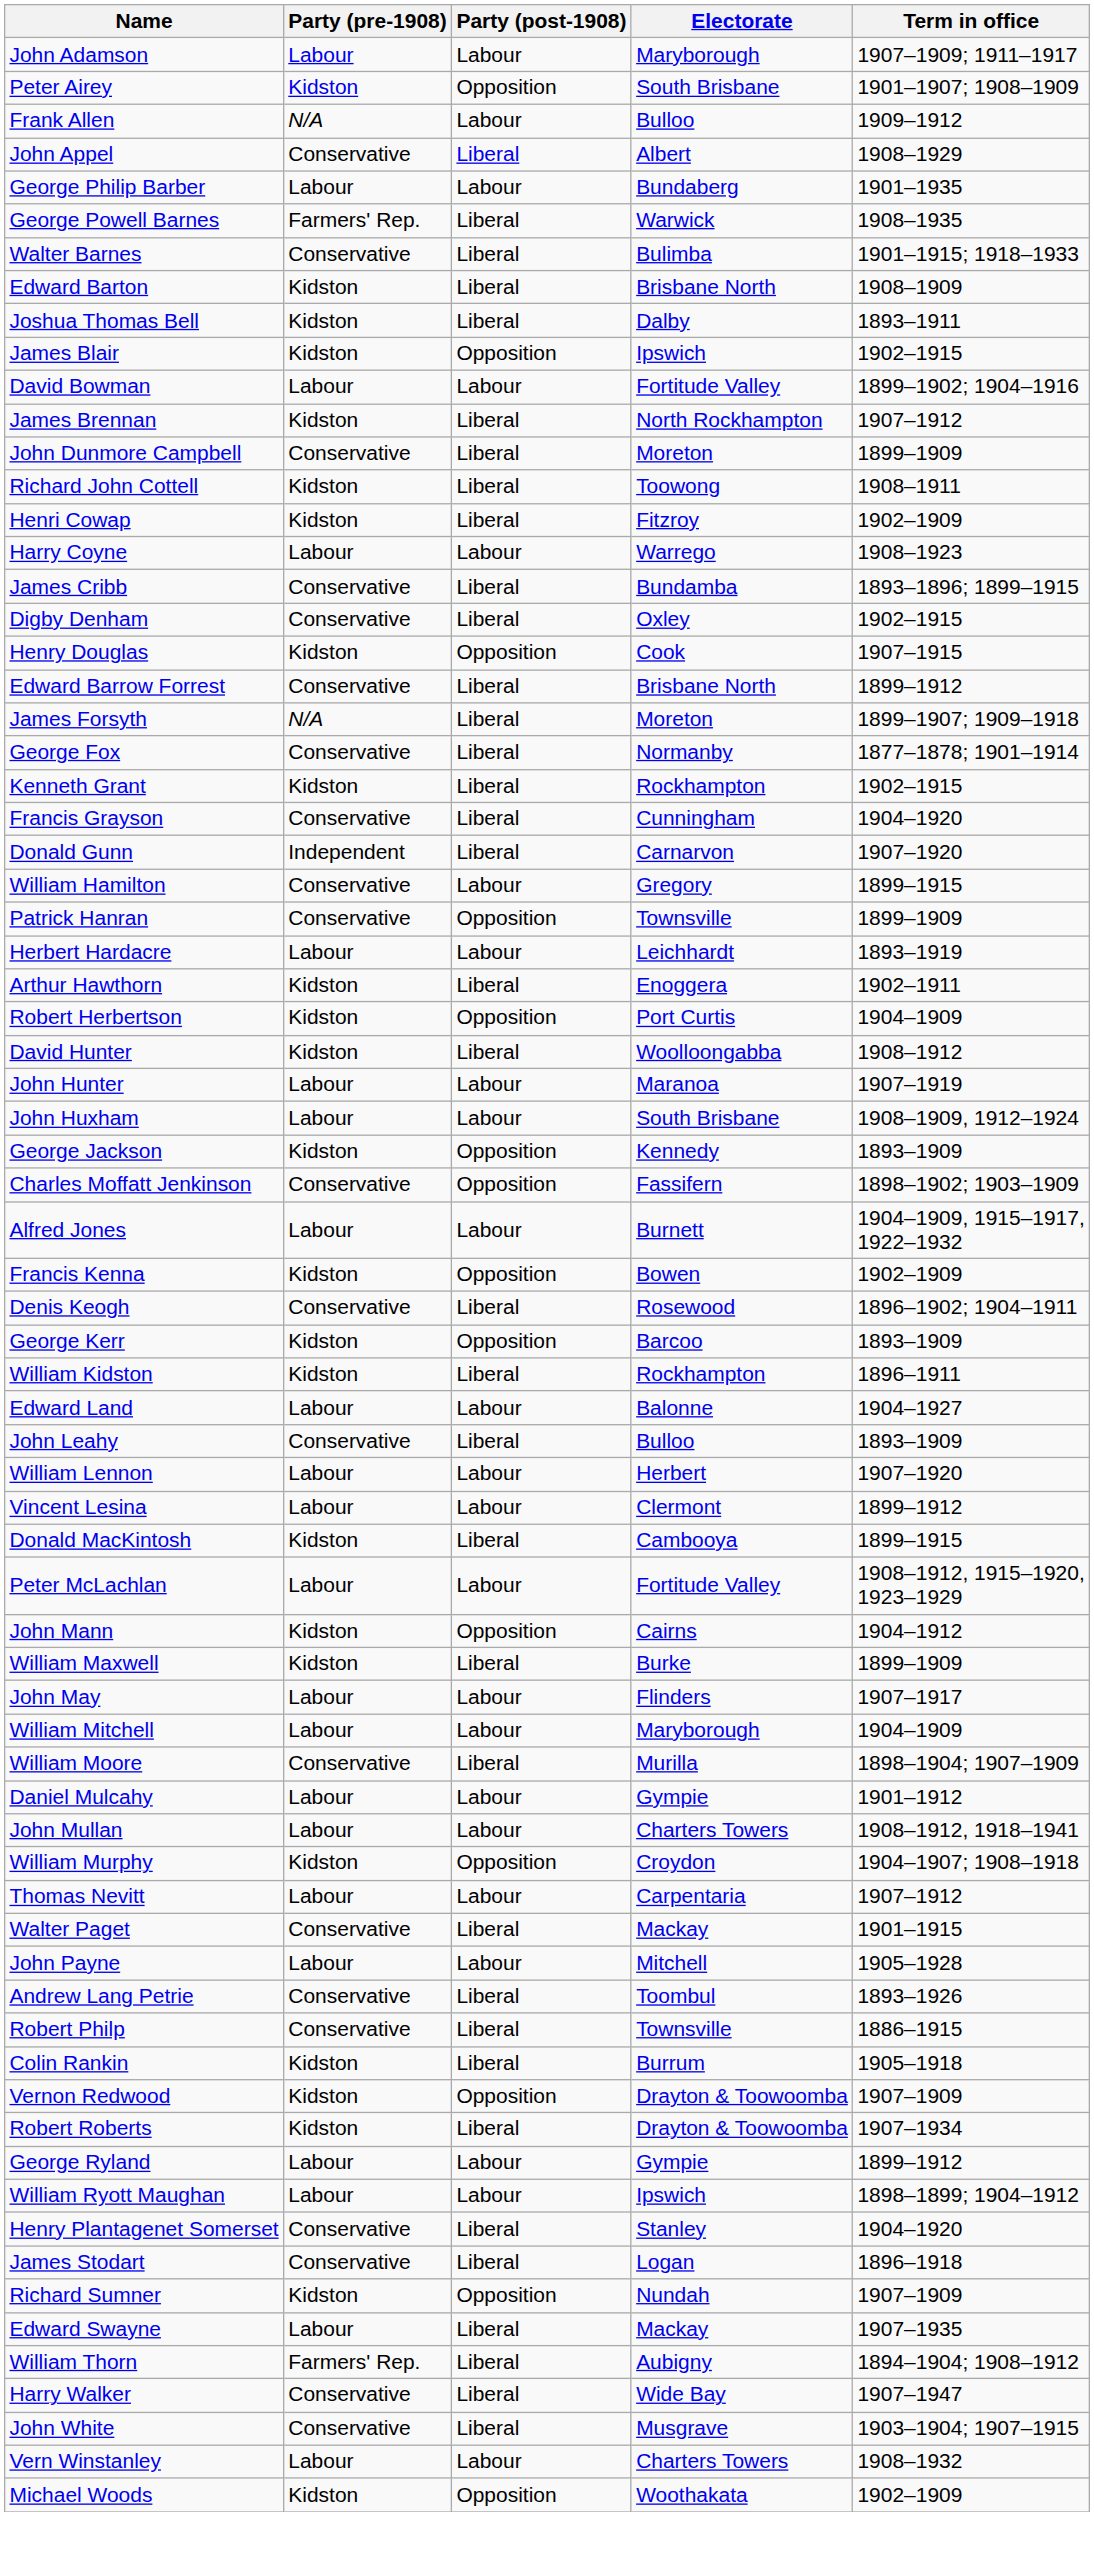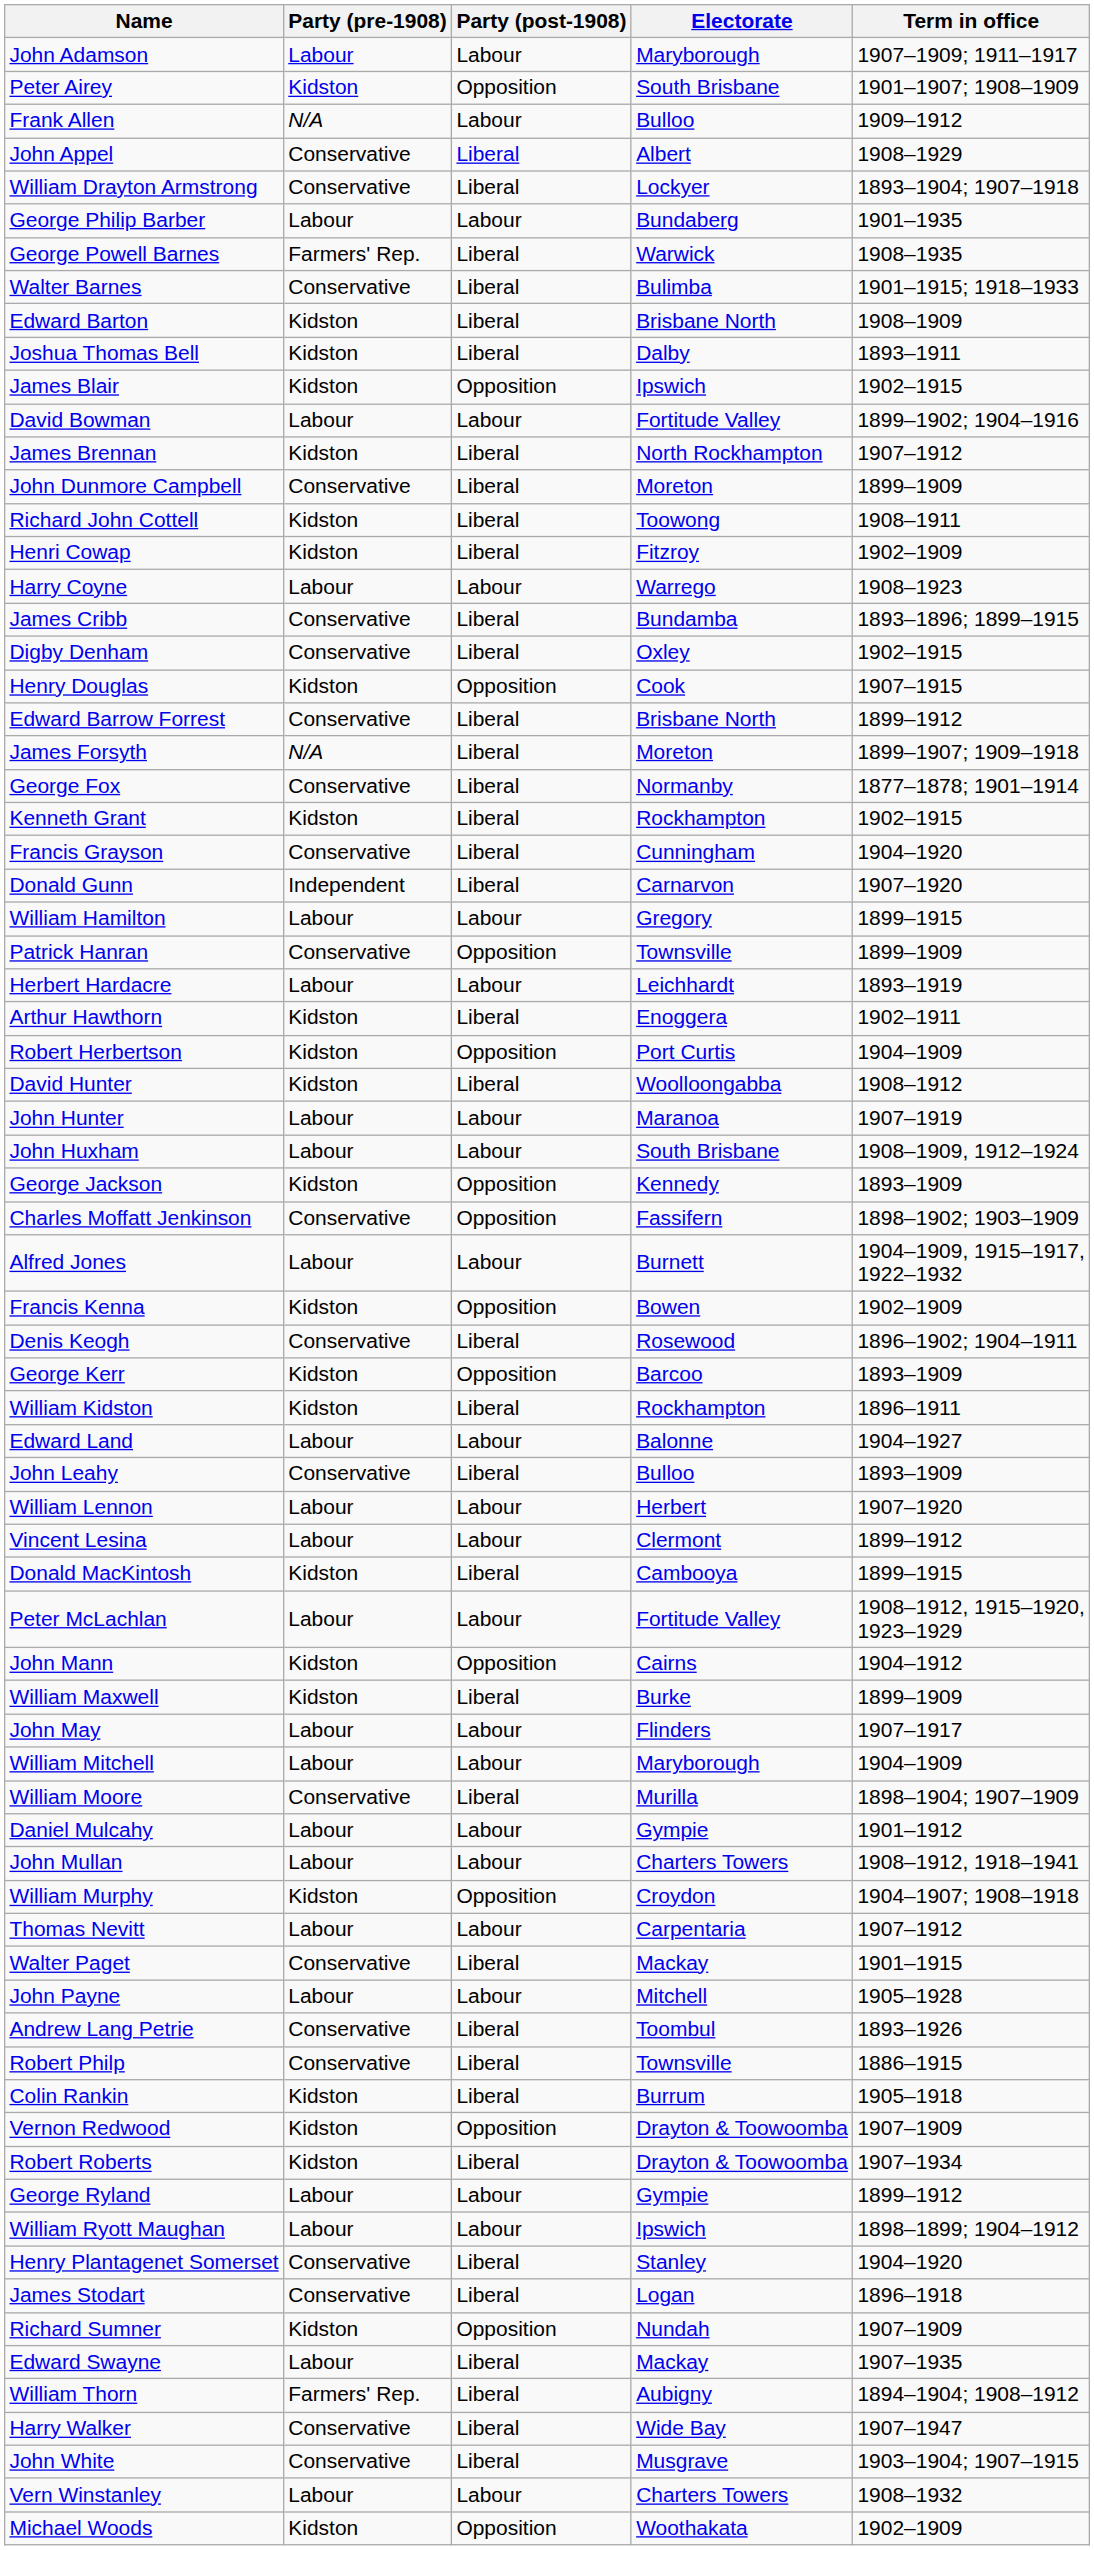+ row: (134, 187)
(349, 885) Conservative -> (321, 918) Labour
